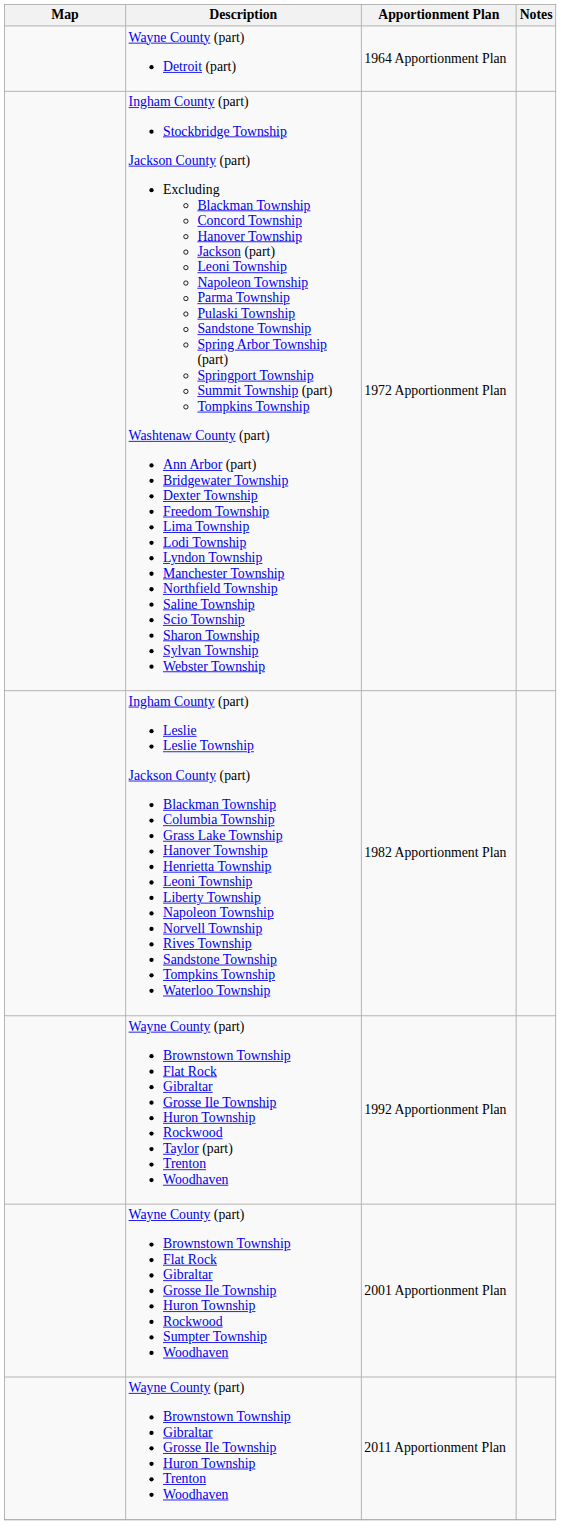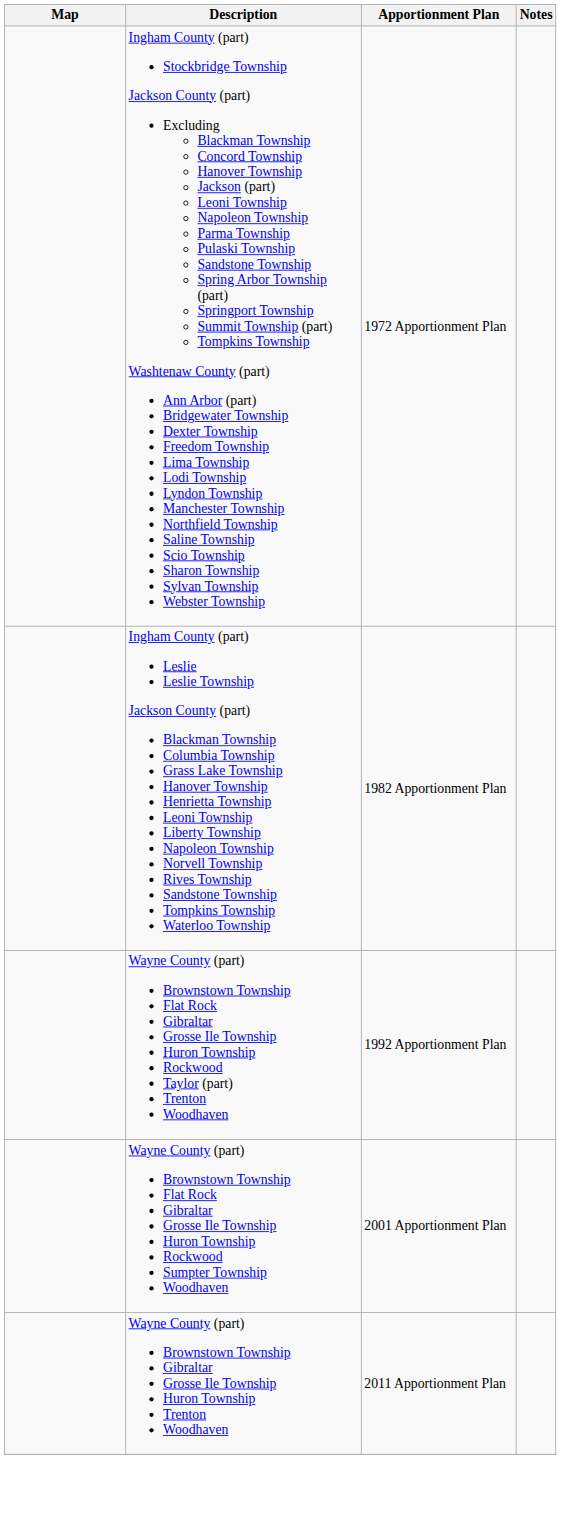- row: (243, 52)
